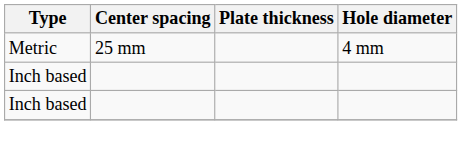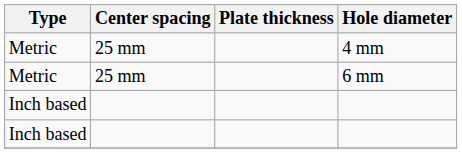+ row: (33, 76)
